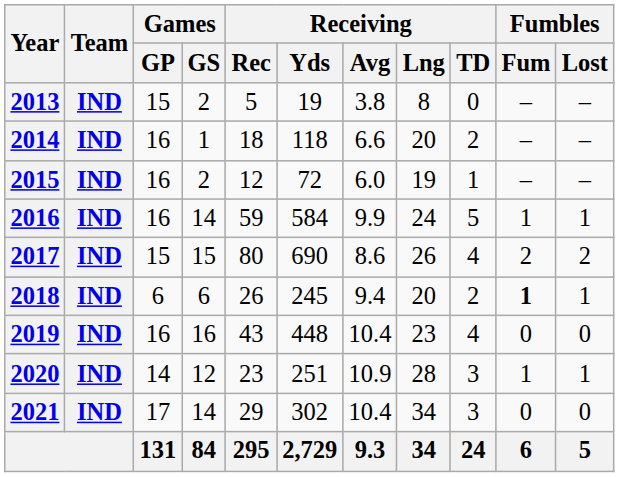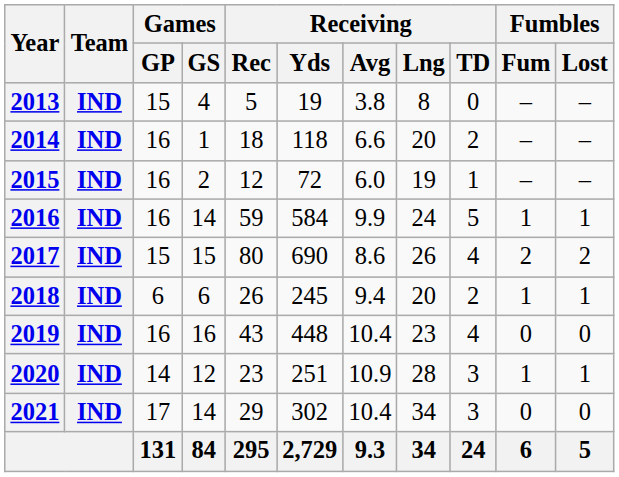(204, 101) 2 -> (204, 101) 4
(526, 295) bold -> (526, 295) normal
